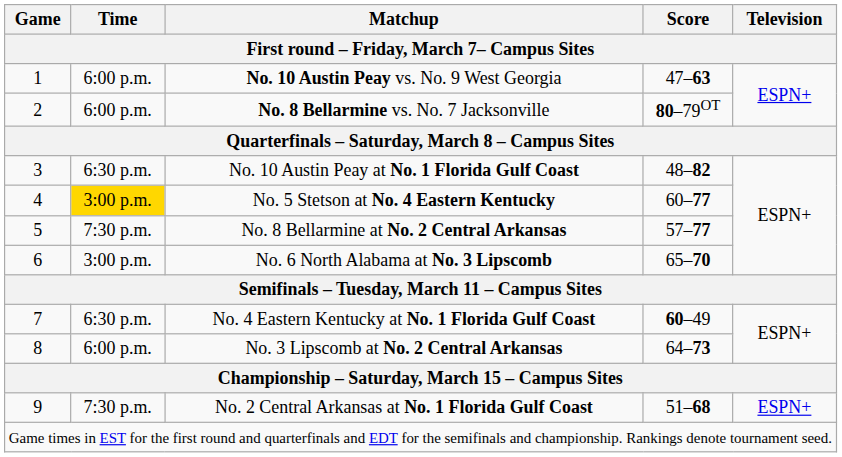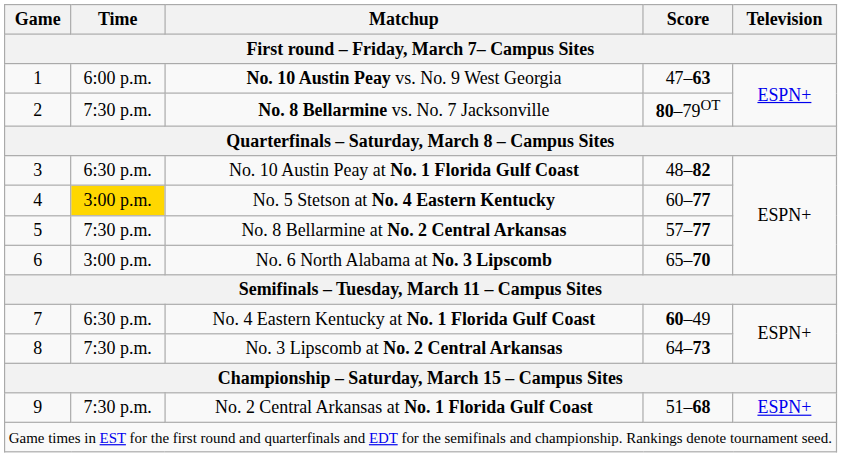(118, 110) 6:00 p.m. -> (118, 110) 7:30 p.m.
(118, 348) 6:00 p.m. -> (118, 348) 7:30 p.m.
